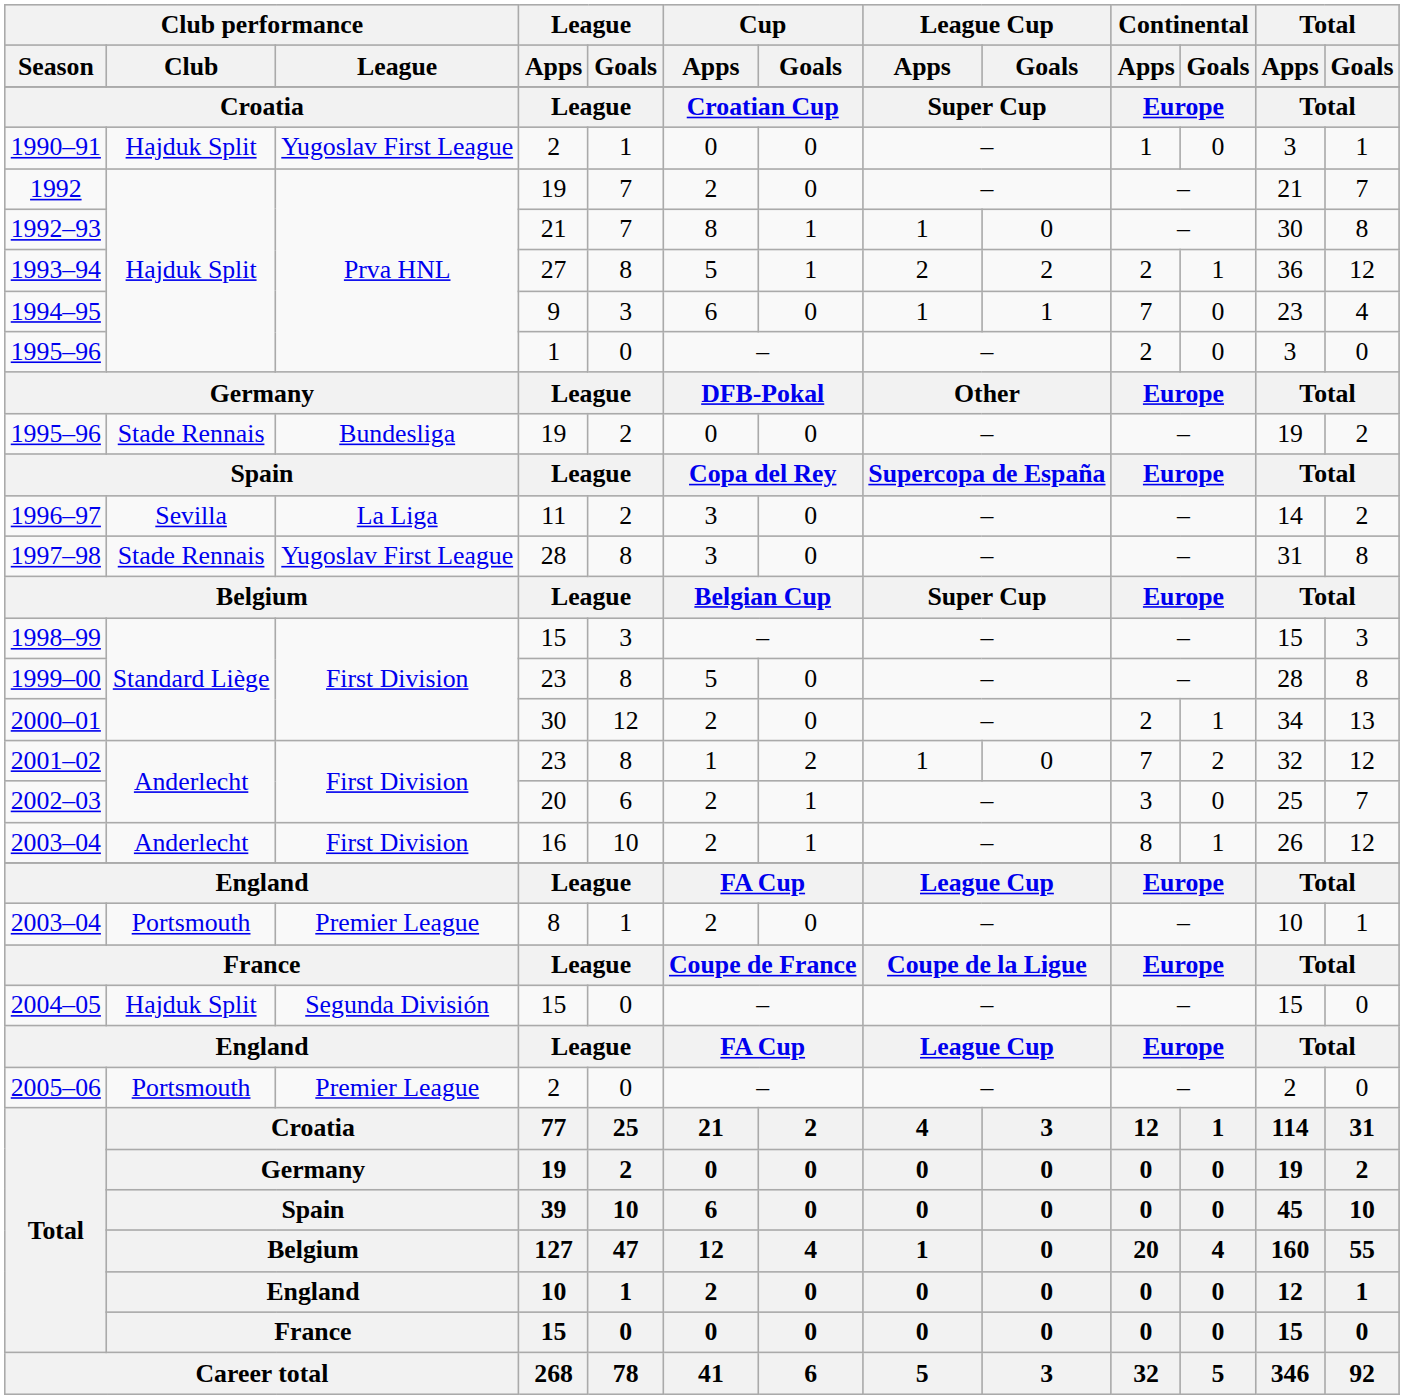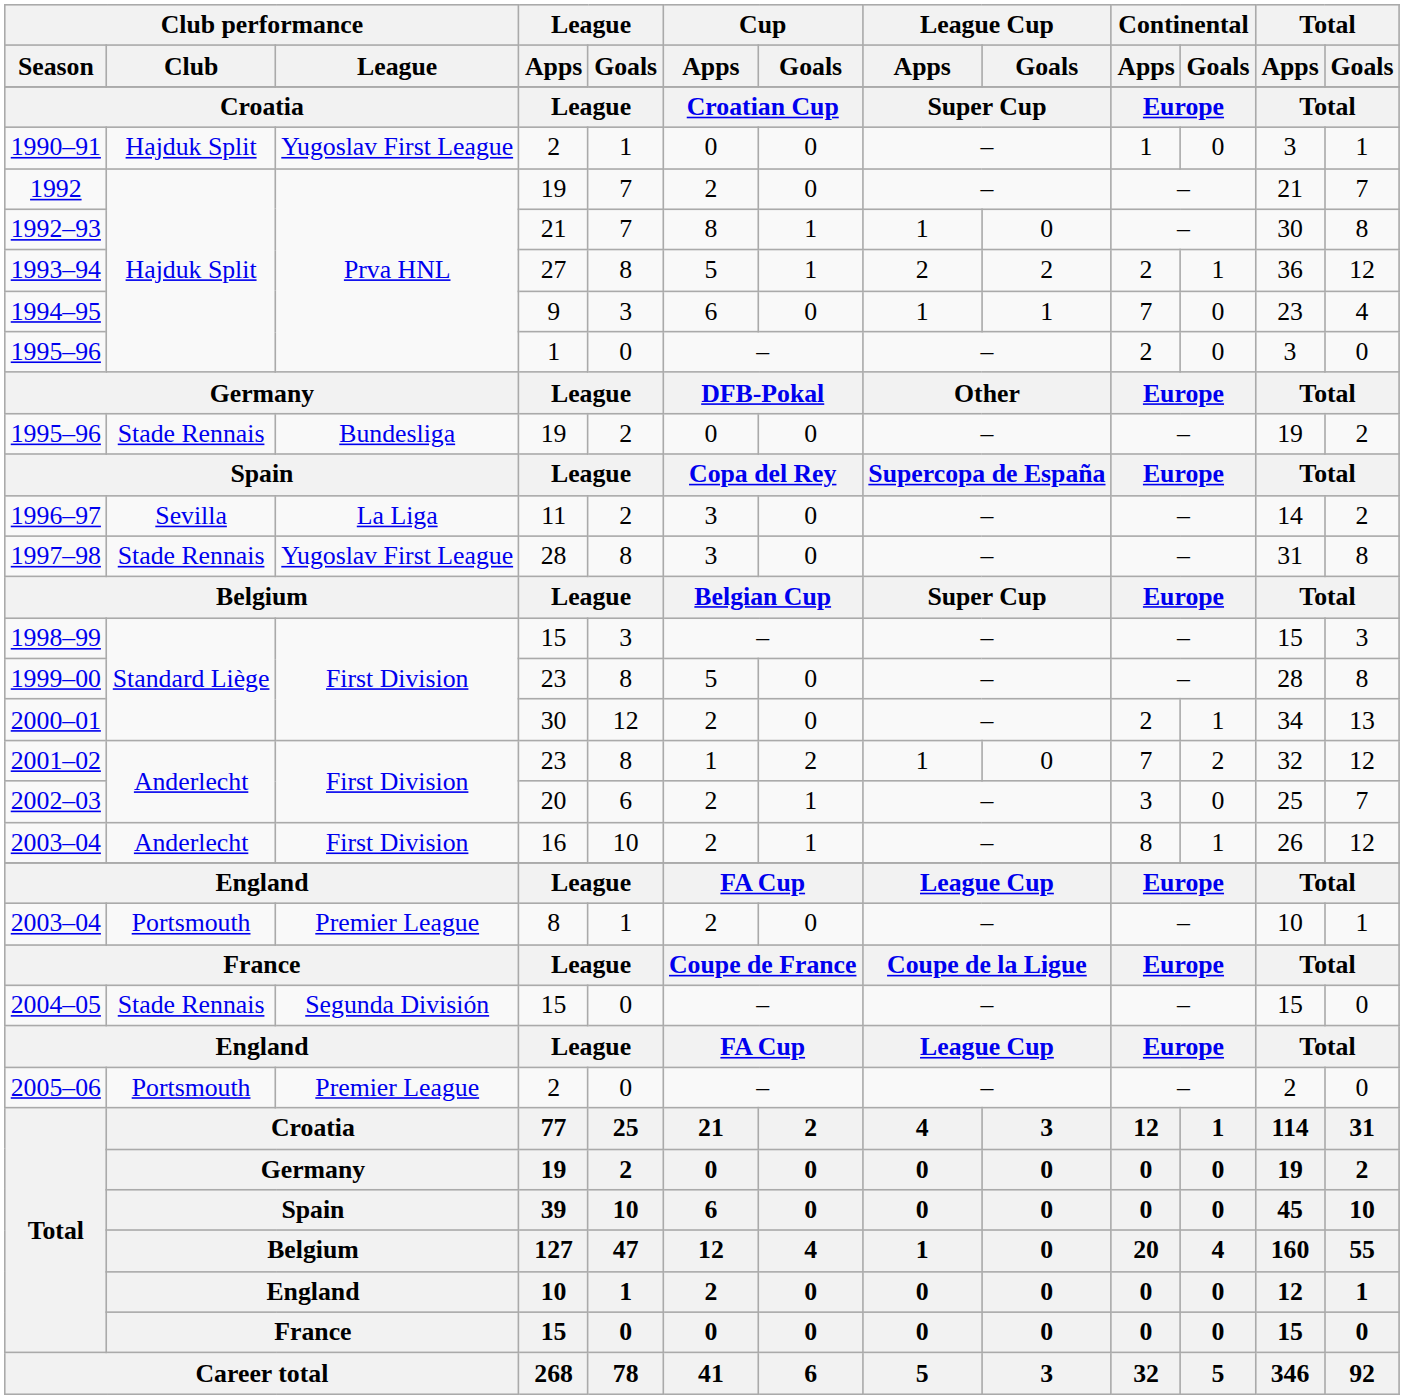(191, 1005) Hajduk Split -> (191, 1005) Stade Rennais
